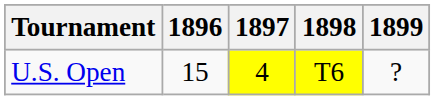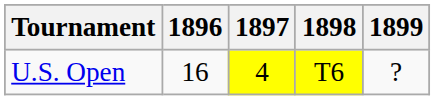(195, 71) 15 -> (195, 71) 16
